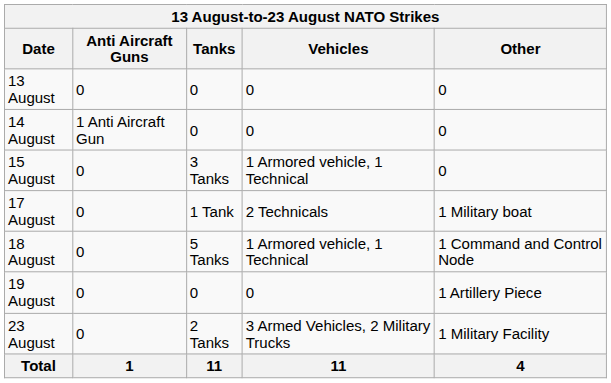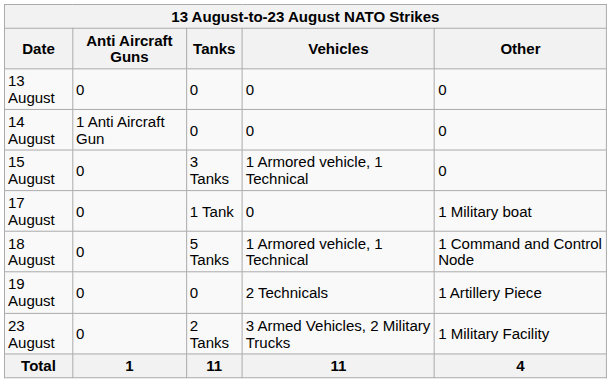(287, 211) 2 Technicals -> (250, 211) 0
(250, 293) 0 -> (287, 293) 2 Technicals
